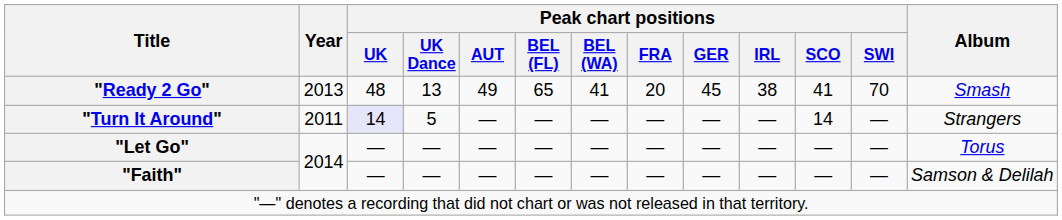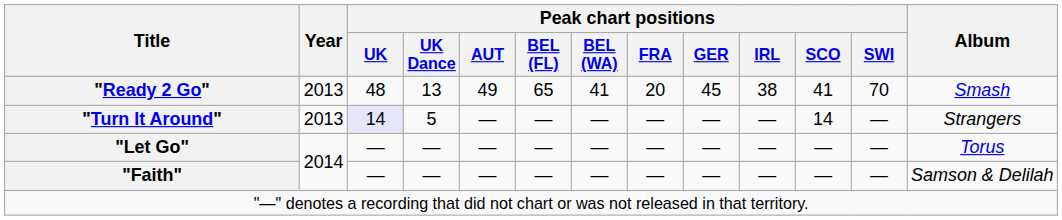(324, 118) 2011 -> (324, 118) 2013
